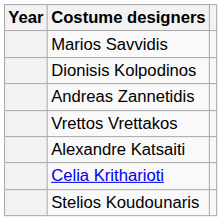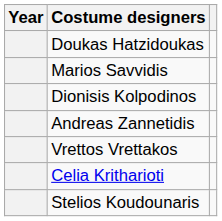+ row: (127, 44)
- row: (118, 149)
